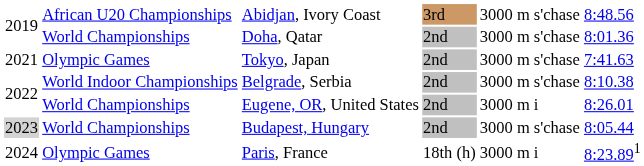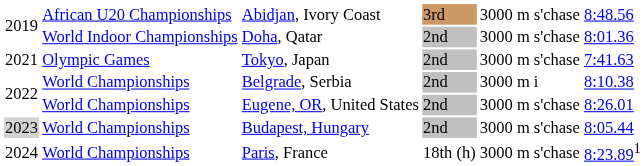(116, 37) World Championships -> (140, 37) World Indoor Championships
(140, 82) World Indoor Championships -> (116, 82) World Championships
(530, 82) 3000 m s'chase -> (509, 82) 3000 m i
(509, 104) 3000 m i -> (530, 104) 3000 m s'chase
(96, 152) Olympic Games -> (116, 152) World Championships
(509, 152) 3000 m i -> (530, 152) 3000 m s'chase
